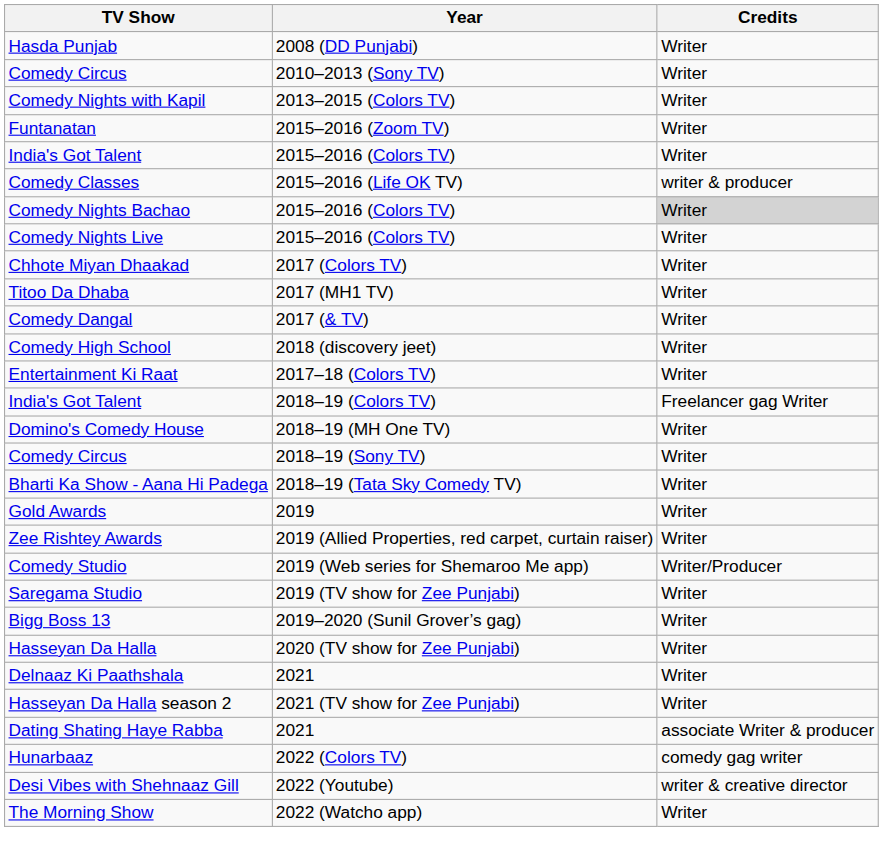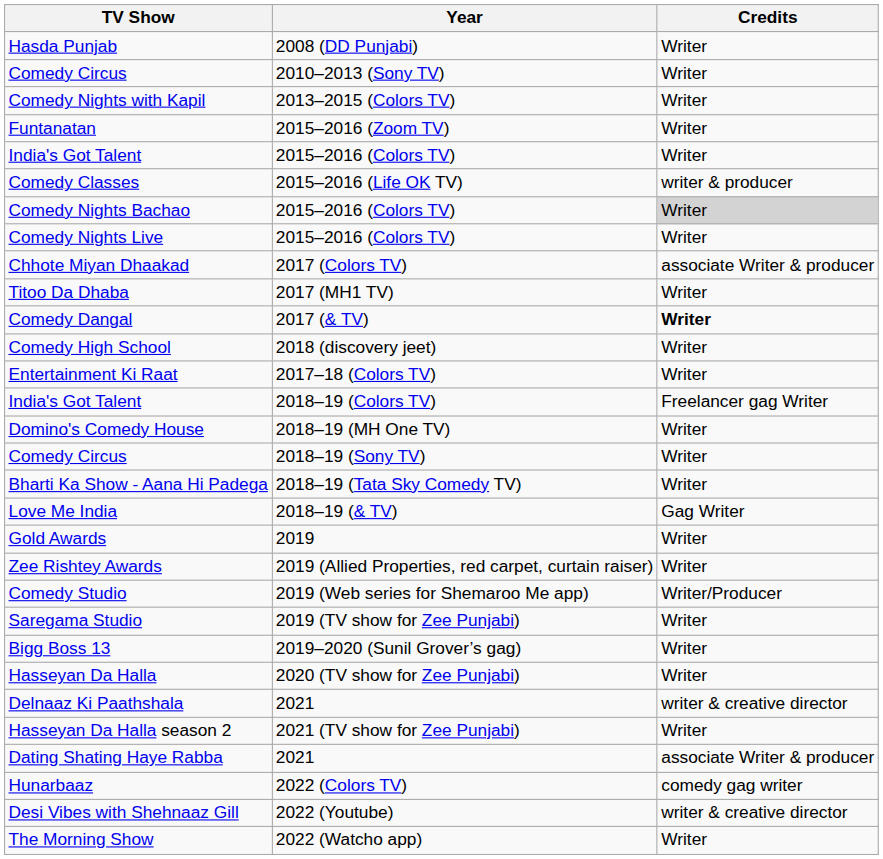(684, 264) Writer -> (768, 264) associate Writer & producer
(684, 319) normal -> (686, 319) bold
+ row: (63, 511)
(684, 675) Writer -> (754, 703) writer & creative director
